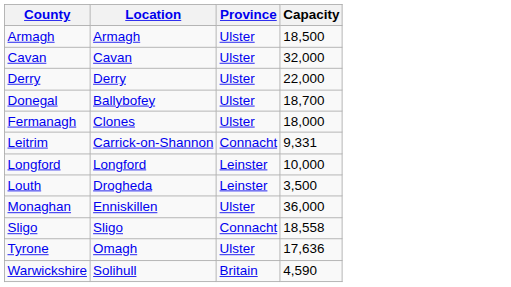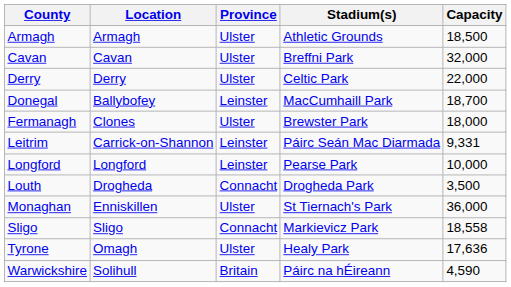+ column: (362, 15)
(237, 100) Ulster -> (243, 100) Leinster
(248, 143) Connacht -> (243, 143) Leinster
(243, 185) Leinster -> (248, 185) Connacht
